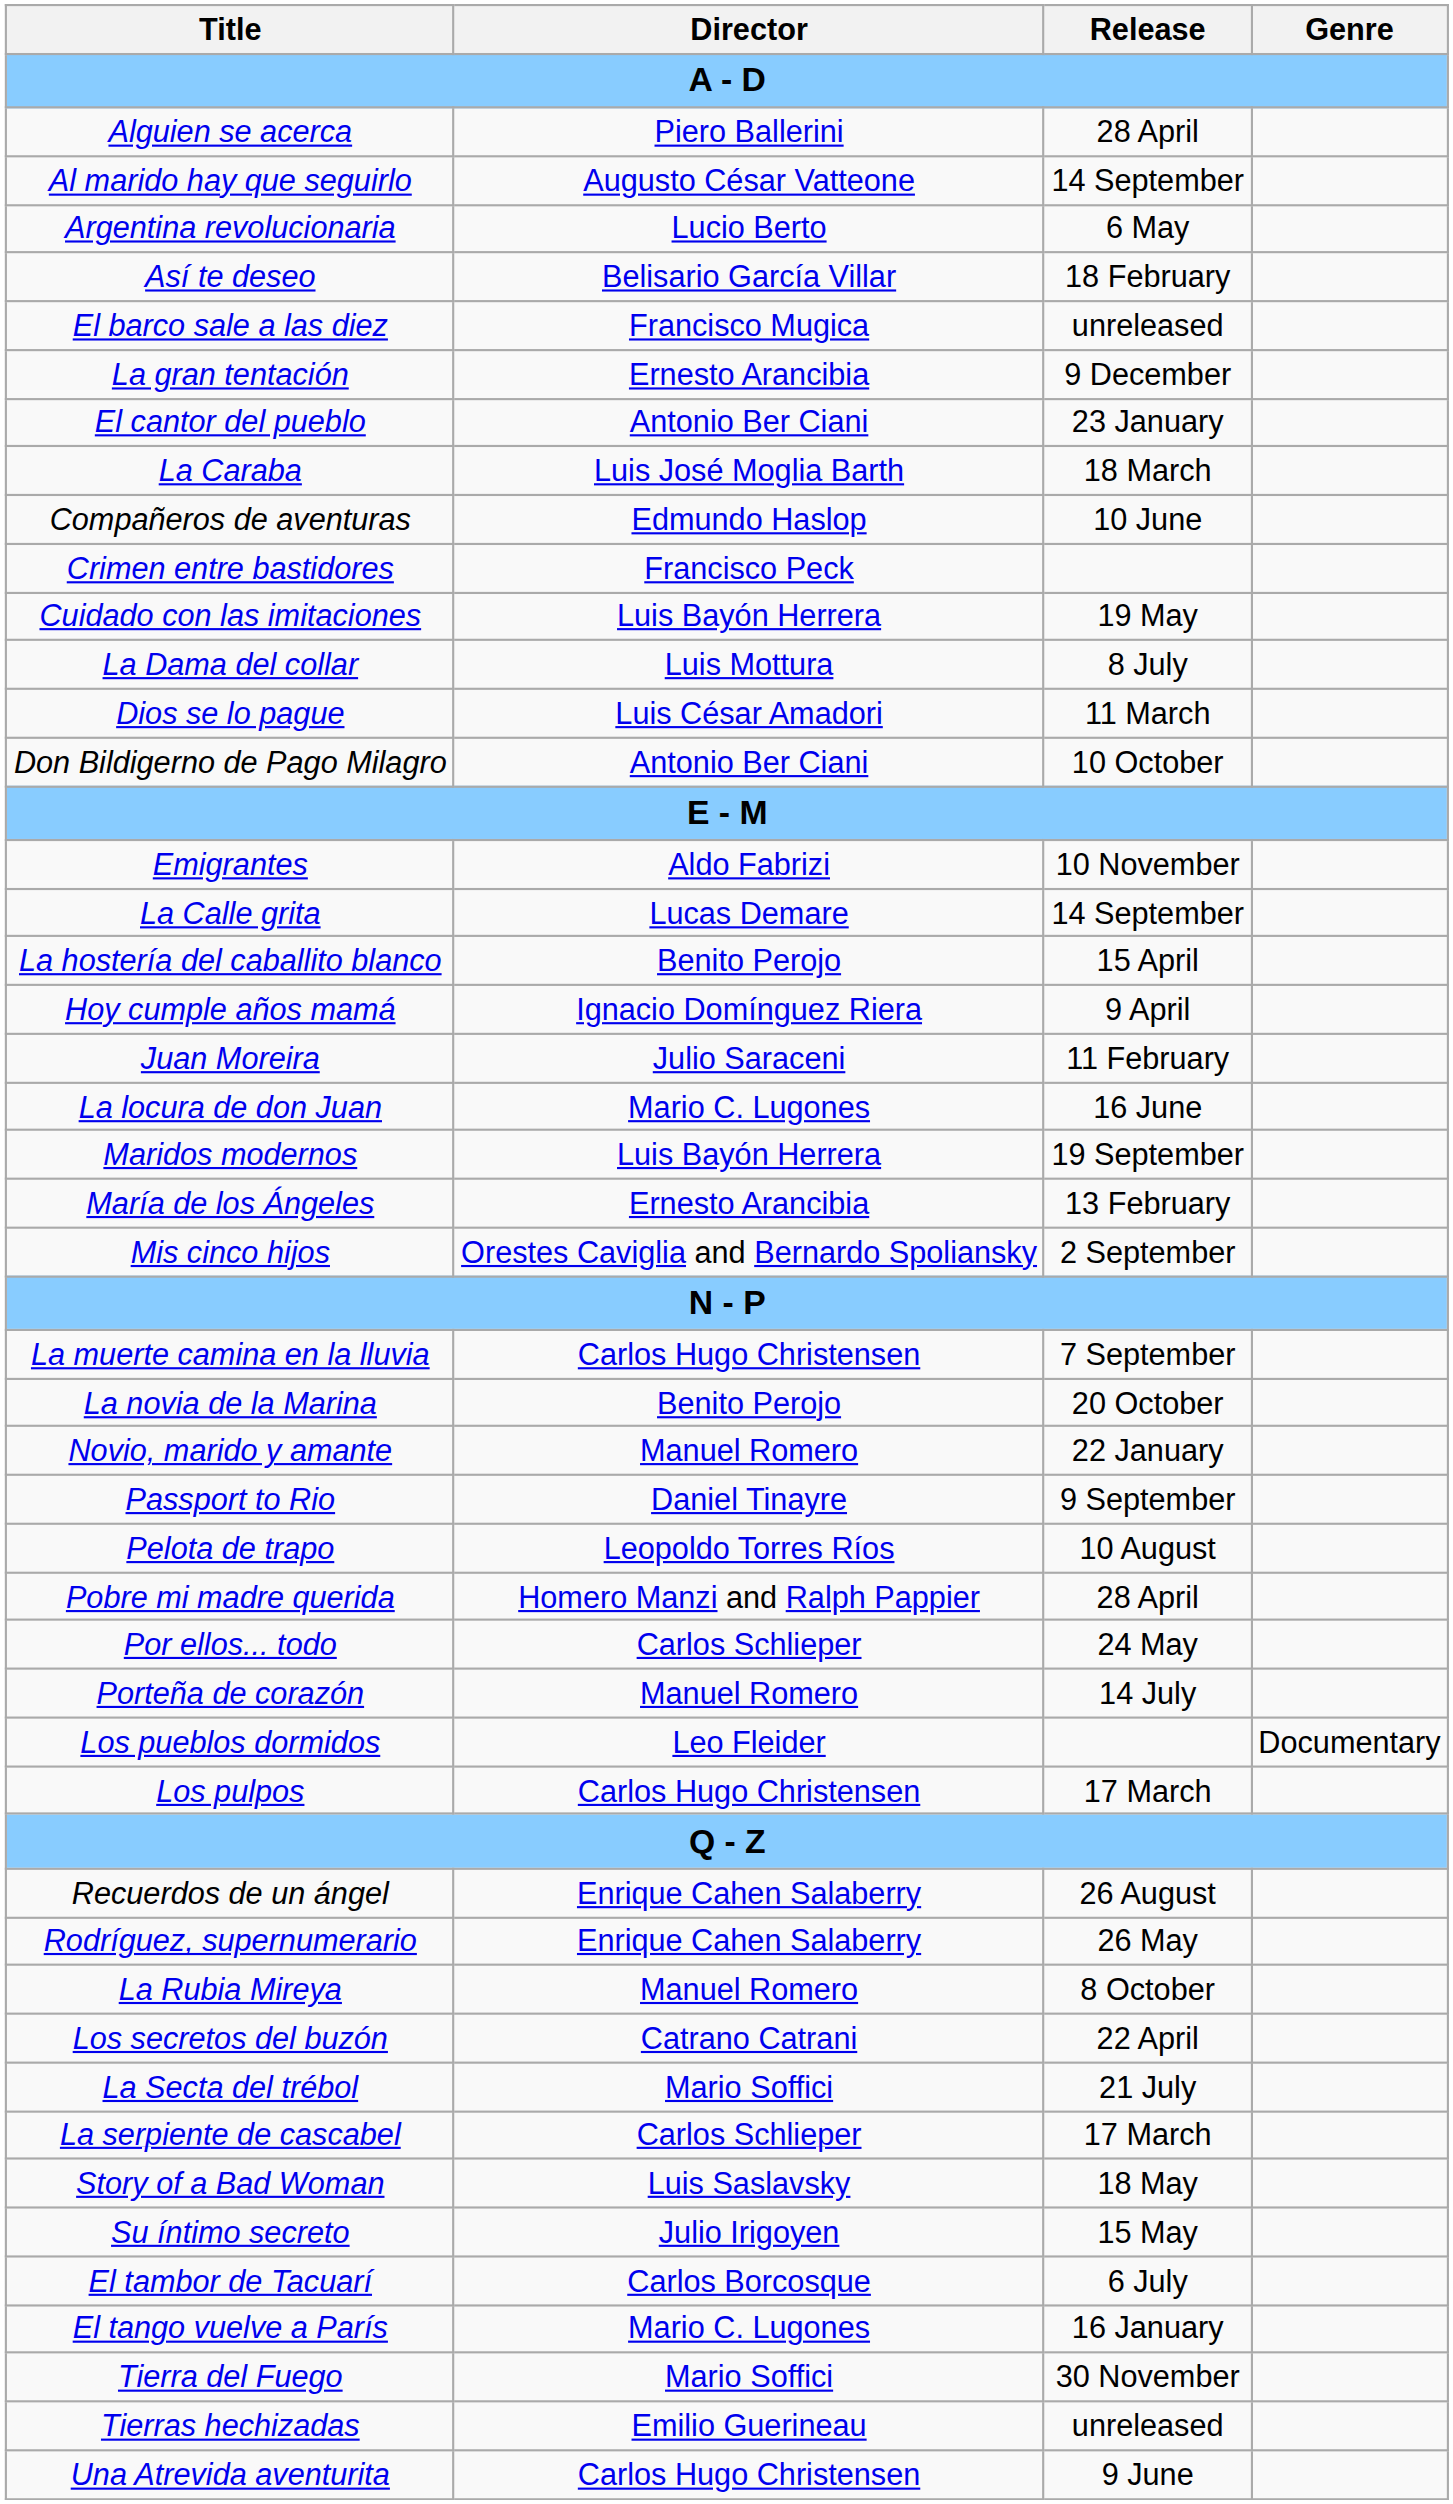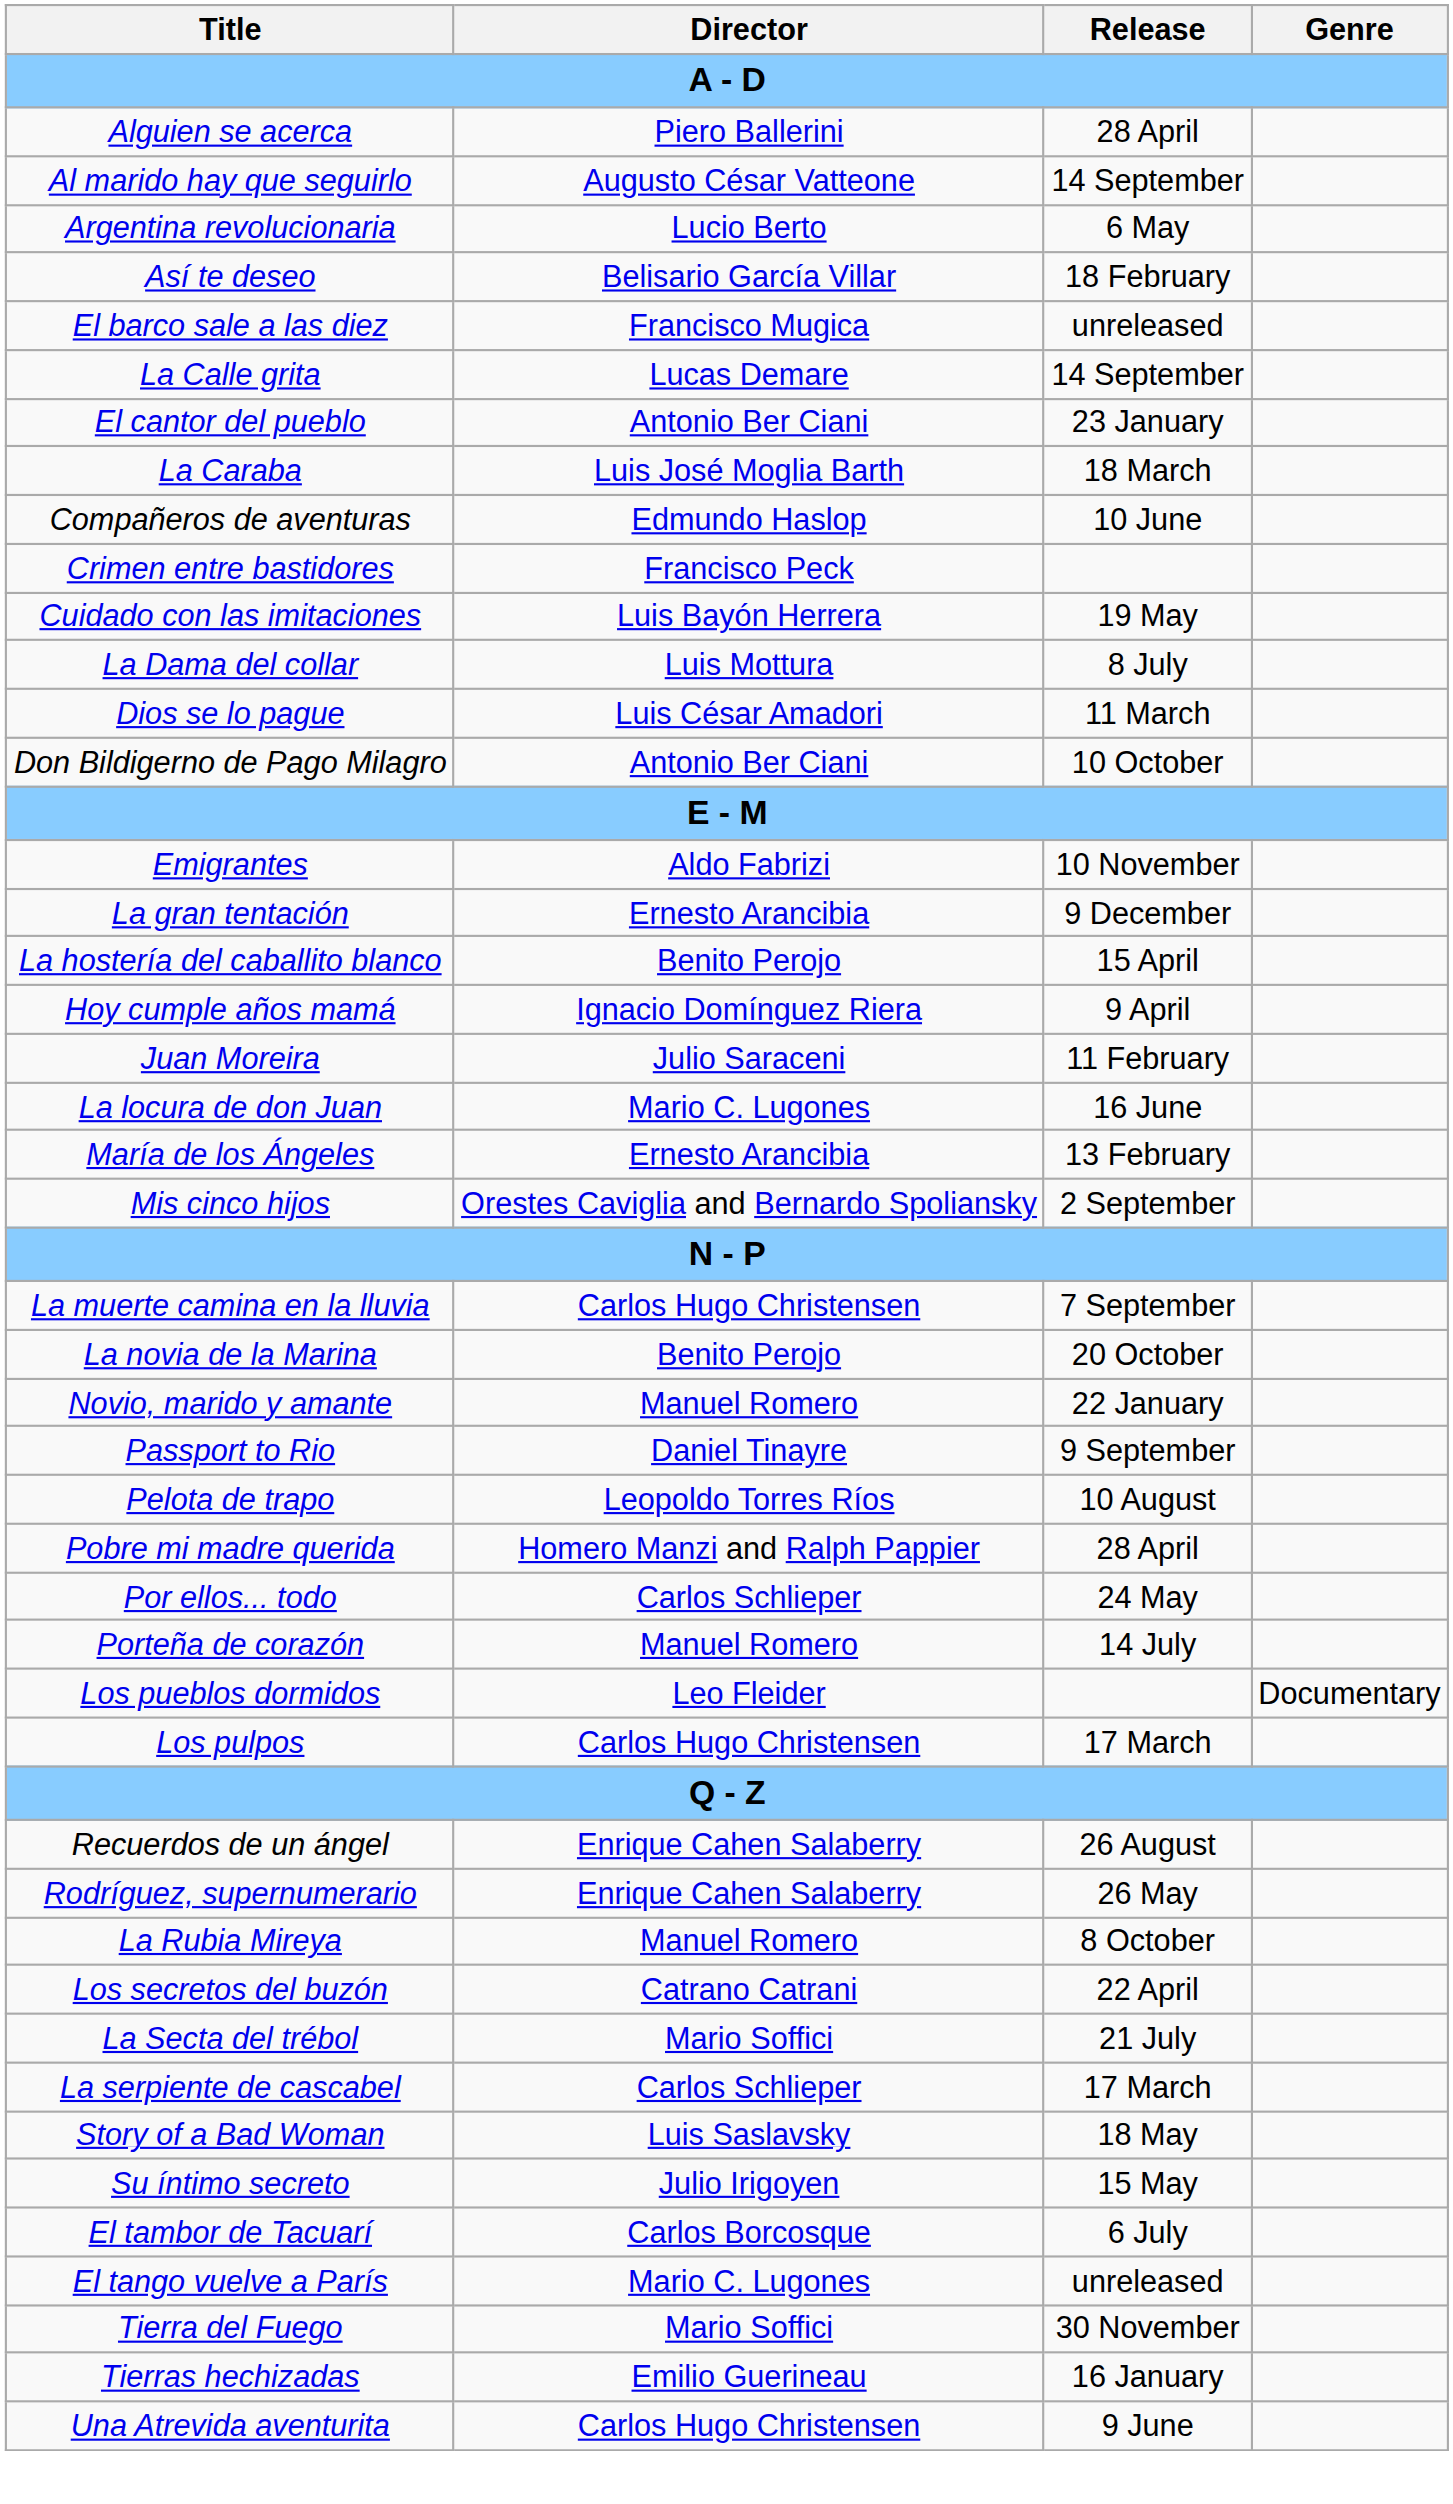rows swapped: (230, 913) <-> (230, 374)
- row: (230, 1155)
(1148, 2329) 16 January -> (1148, 2281) unreleased
(1148, 2426) unreleased -> (1148, 2377) 16 January
